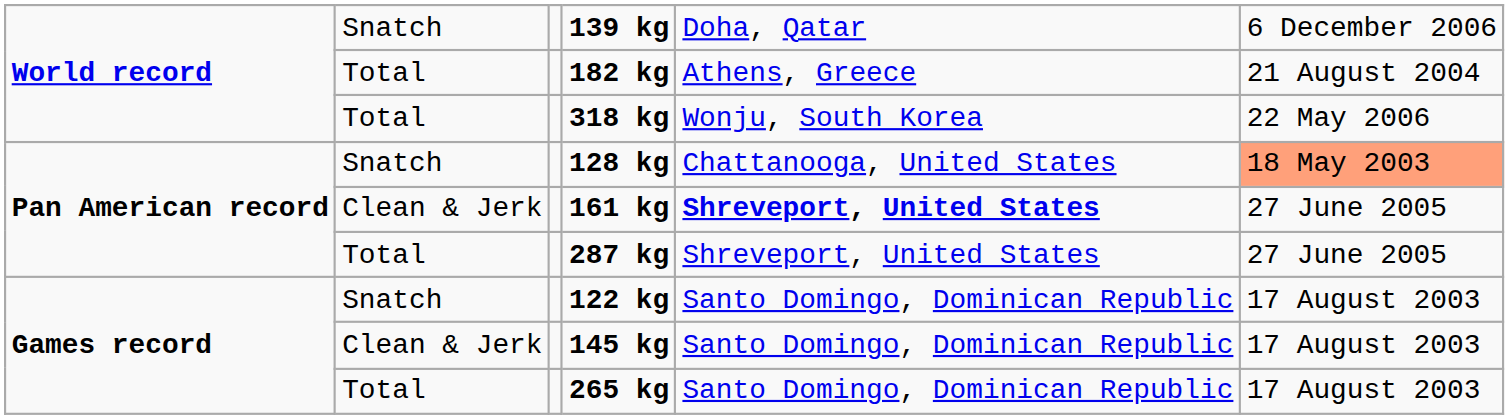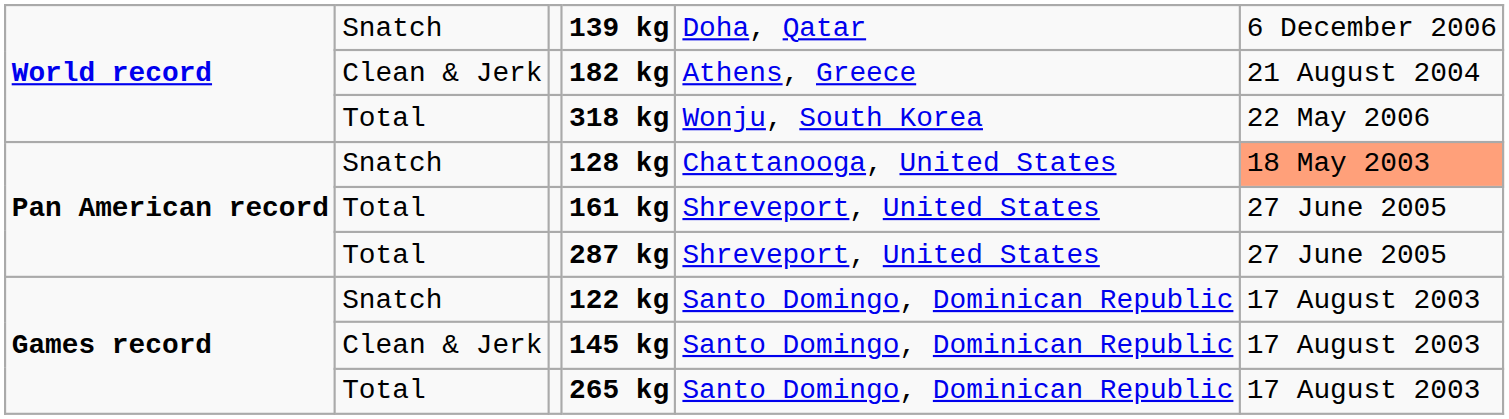(384, 73) Total -> (442, 73) Clean & Jerk
(442, 209) Clean & Jerk -> (384, 209) Total
(891, 209) bold -> (891, 209) normal
